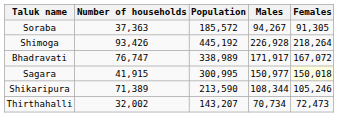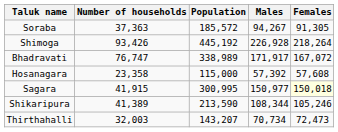+ row: (40, 73)
(132, 88) 71,389 -> (132, 104) 41,389
(132, 104) 32,002 -> (132, 119) 32,003
